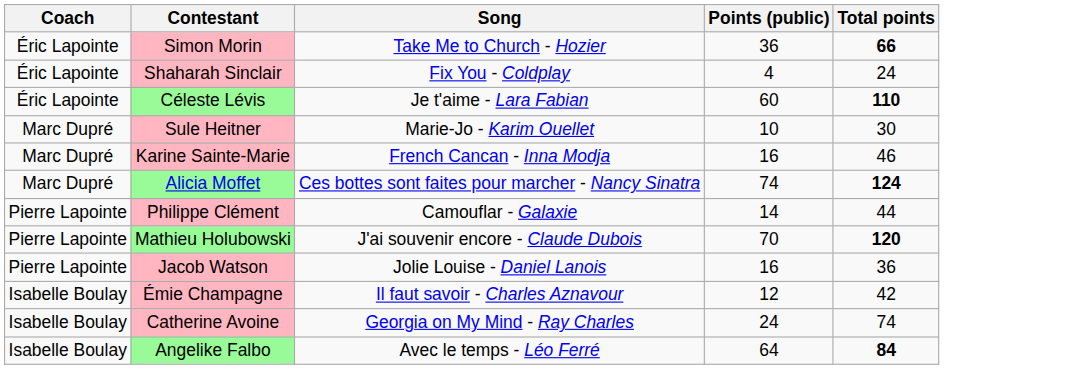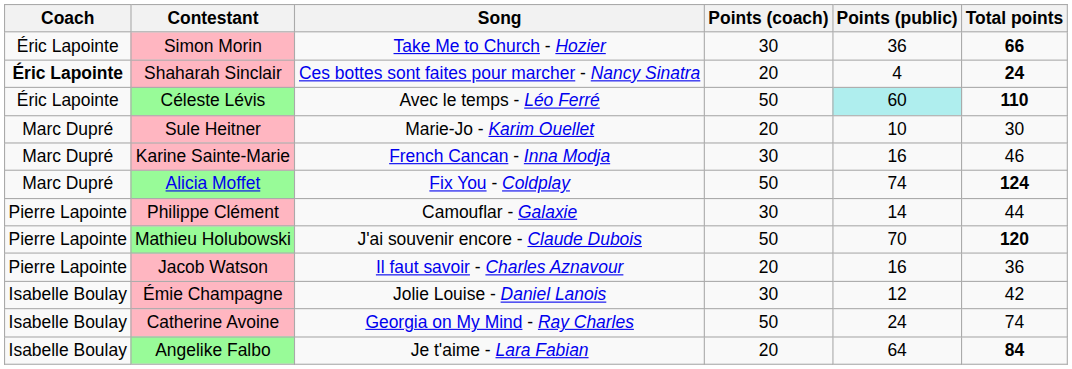+ column: (768, 18)
(68, 73) normal -> (68, 73) bold
(500, 73) Fix You - Coldplay -> (500, 73) Ces bottes sont faites pour marcher - Nancy Sinatra
(886, 73) normal -> (1014, 73) bold
(500, 101) Je t'aime - Lara Fabian -> (500, 101) Avec le temps - Léo Ferré
(769, 101) no background -> (897, 101) paleturquoise background
(500, 184) Ces bottes sont faites pour marcher - Nancy Sinatra -> (500, 184) Fix You - Coldplay
(500, 267) Jolie Louise - Daniel Lanois -> (500, 267) Il faut savoir - Charles Aznavour
(500, 294) Il faut savoir - Charles Aznavour -> (500, 294) Jolie Louise - Daniel Lanois
(500, 350) Avec le temps - Léo Ferré -> (500, 350) Je t'aime - Lara Fabian
